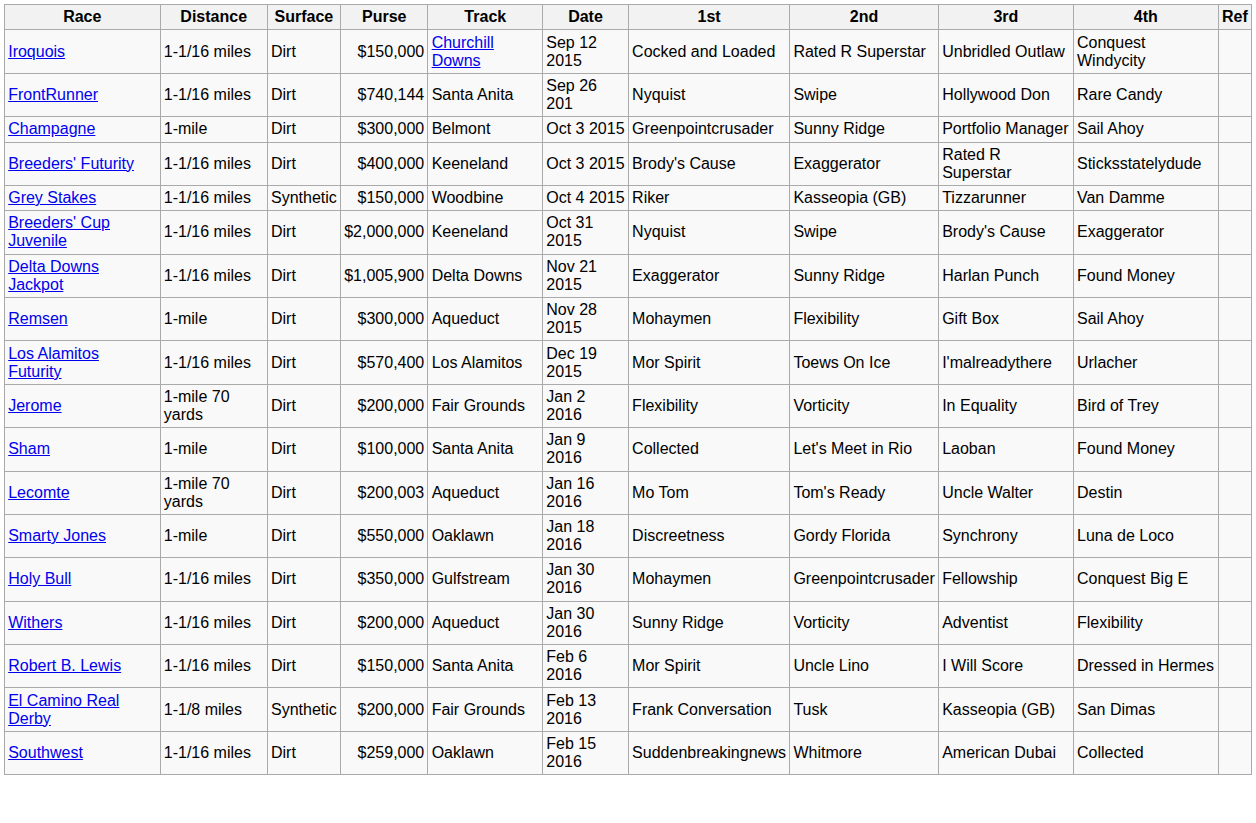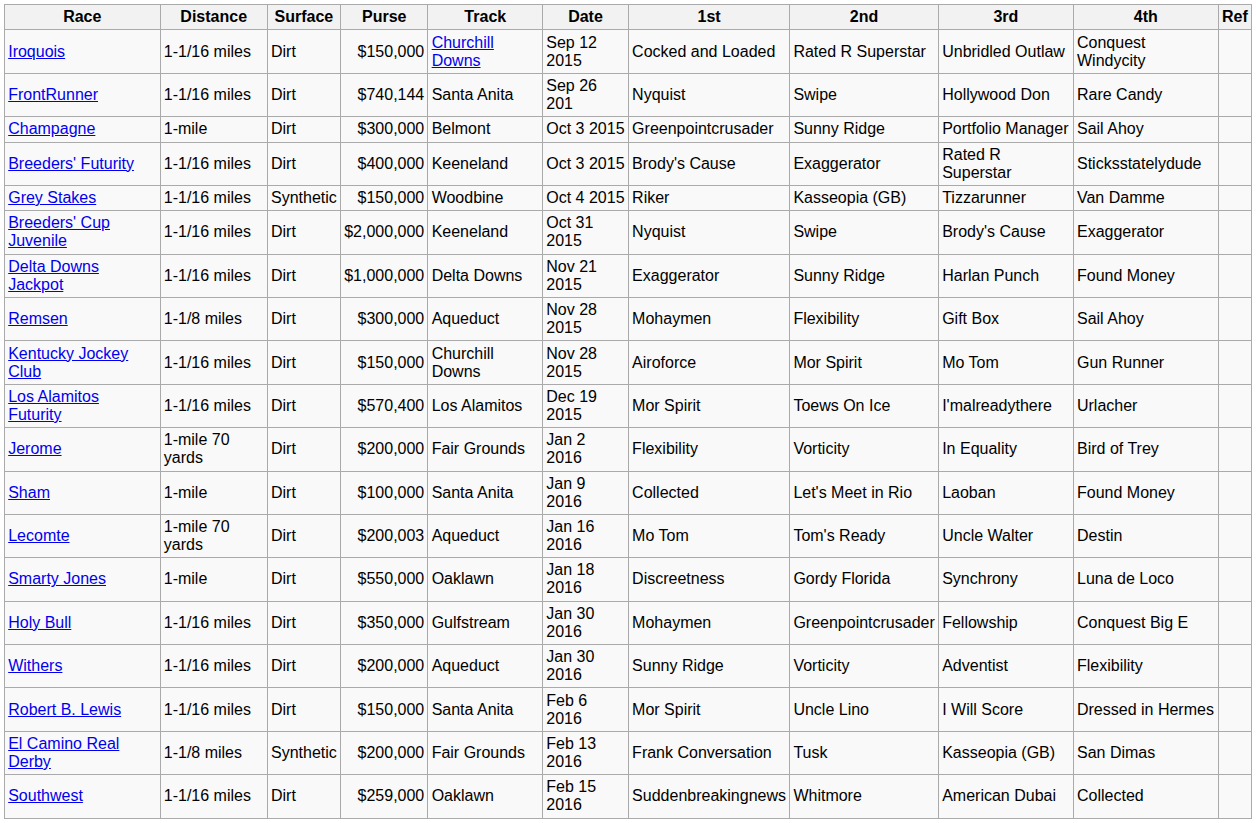(384, 275) $1,005,900 -> (384, 275) $1,000,000
(186, 319) 1-mile -> (203, 319) 1-1/8 miles
+ row: (68, 362)
